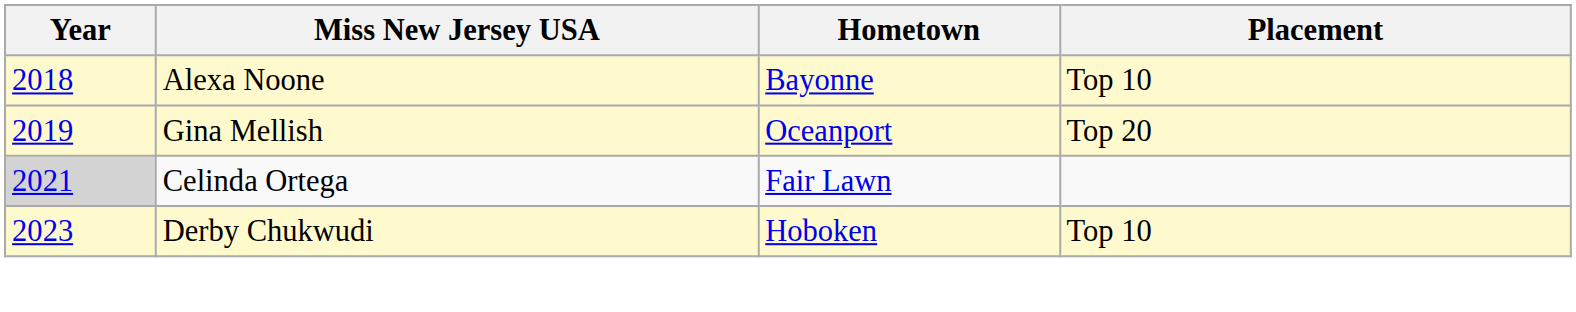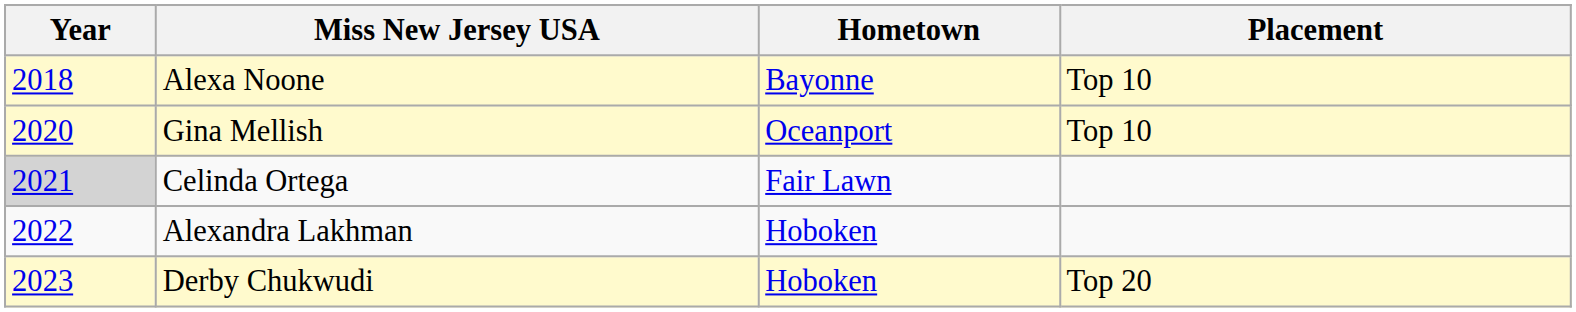(43, 130) 2019 -> (43, 130) 2020
(1109, 130) Top 20 -> (1109, 130) Top 10
+ row: (288, 231)
(1109, 231) Top 10 -> (1109, 281) Top 20
